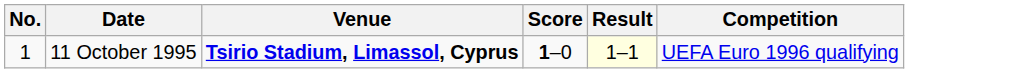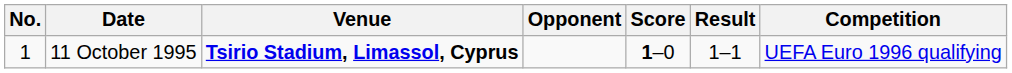+ column: (575, 20)
(622, 51) lightyellow background -> (725, 51) no background
